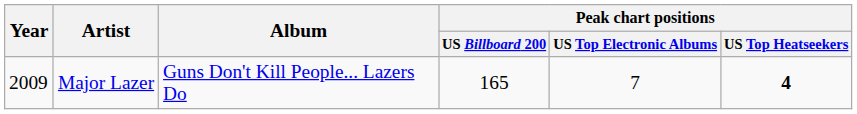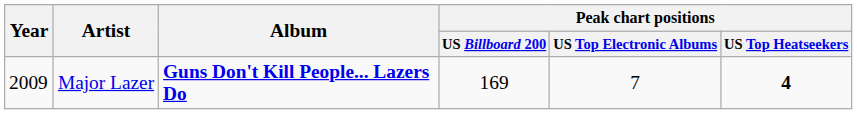(289, 82) normal -> (296, 82) bold
(494, 82) 165 -> (494, 82) 169
